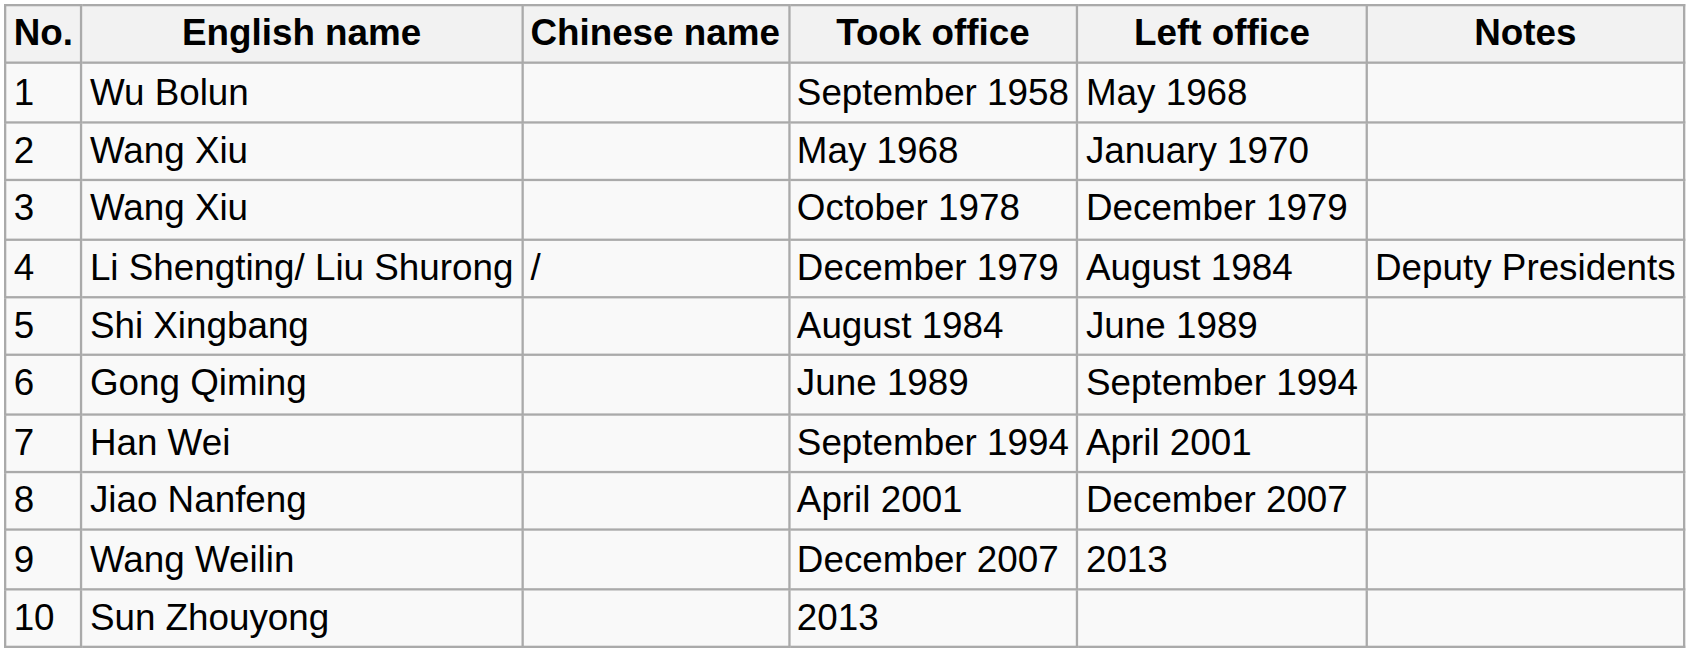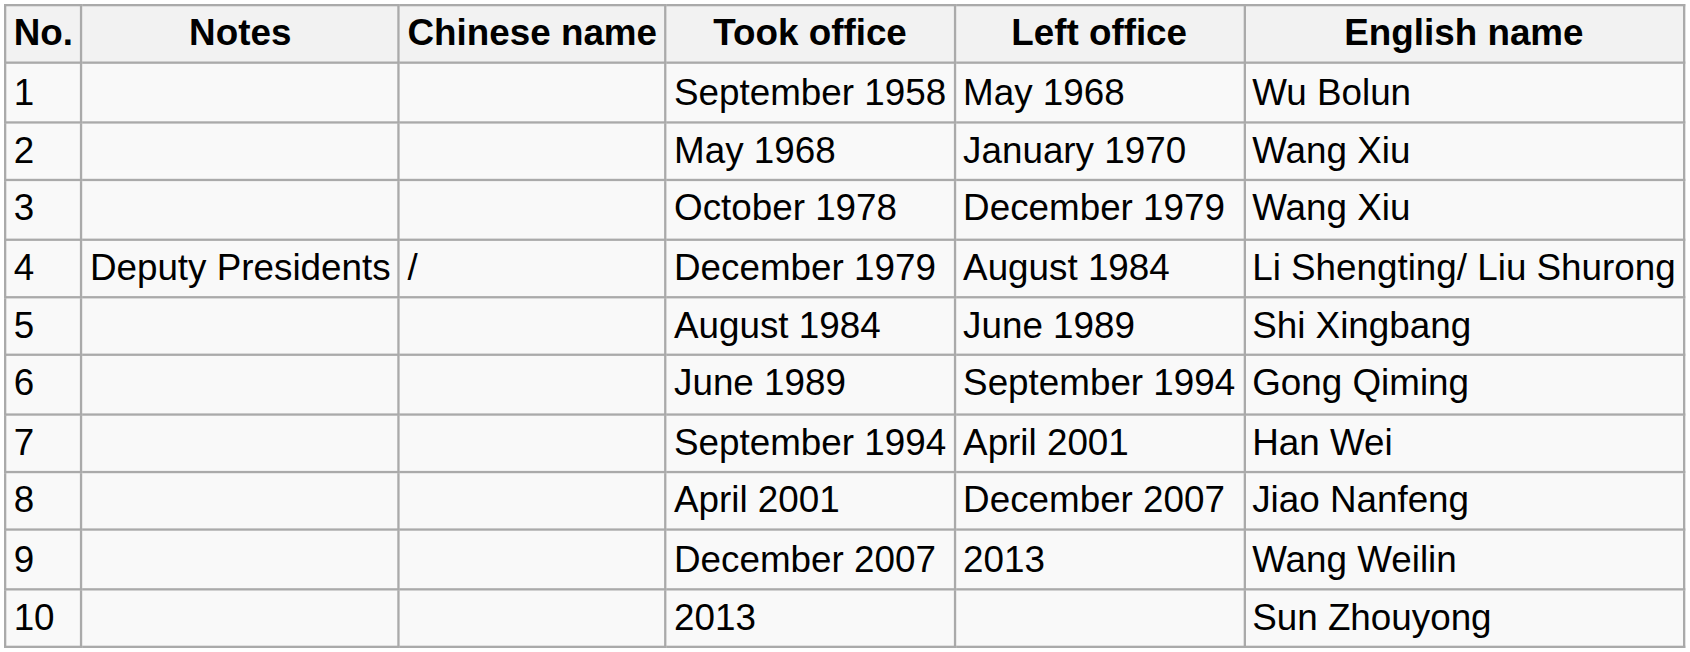columns swapped: (302, 33) <-> (1525, 33)
